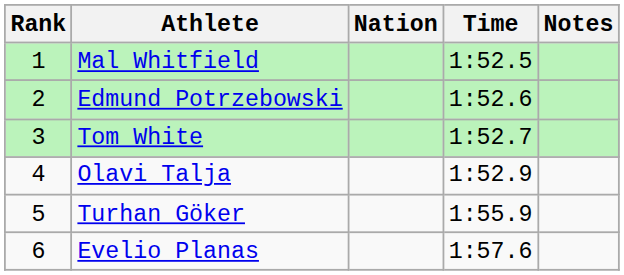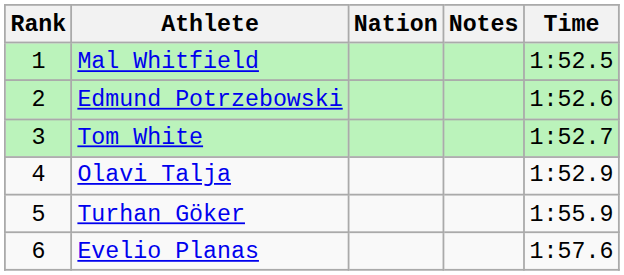columns swapped: (491, 24) <-> (578, 24)
